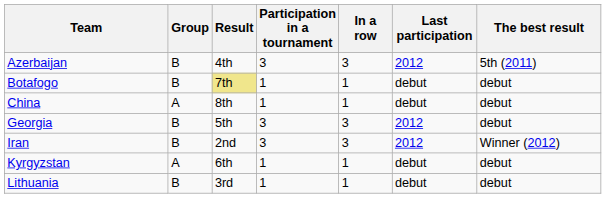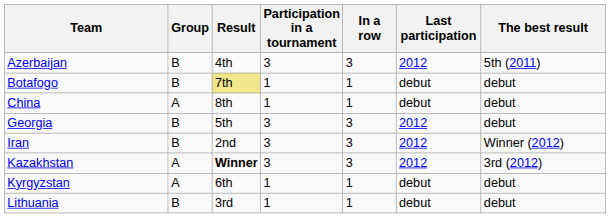+ row: (40, 163)
